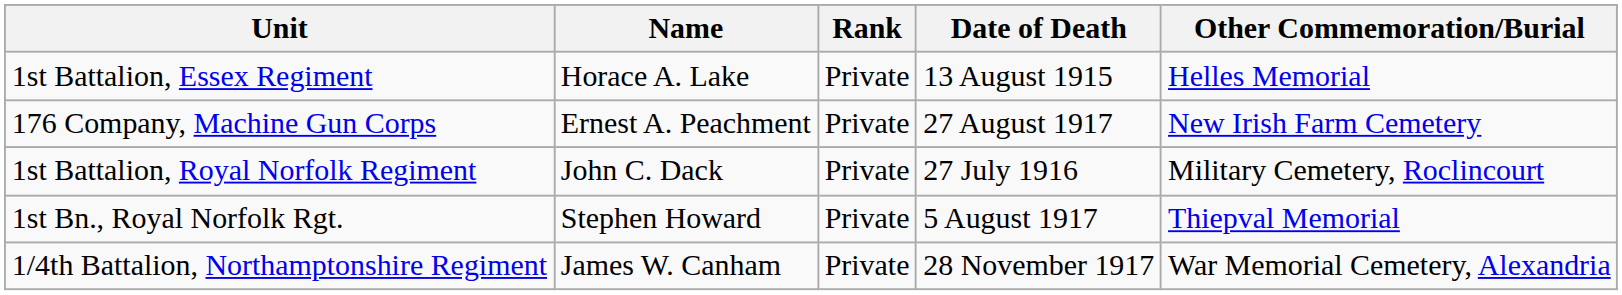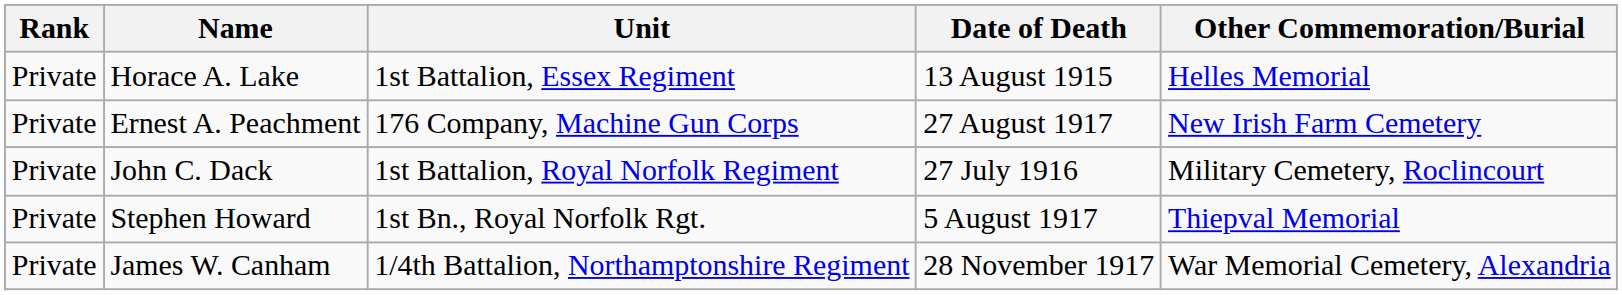columns swapped: (867, 28) <-> (279, 28)
